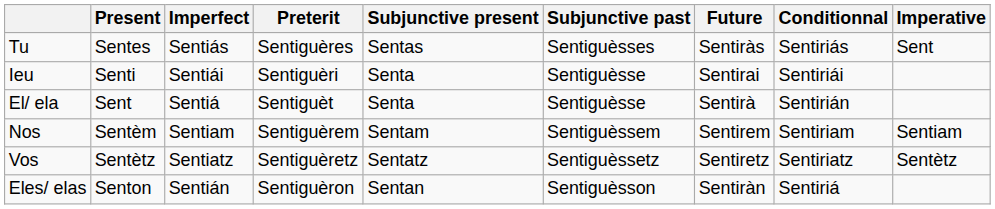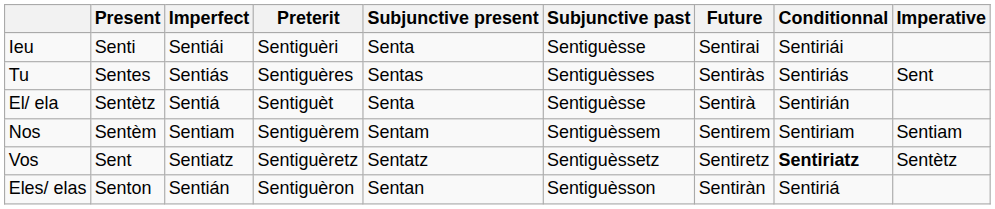rows swapped: (21, 75) <-> (19, 47)
(113, 103) Sent -> (125, 103) Sentètz
(125, 160) Sentètz -> (113, 160) Sent
(816, 160) normal -> (819, 160) bold
